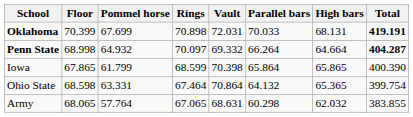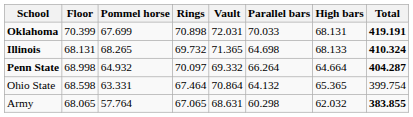+ row: (24, 49)
- row: (18, 67)
(387, 103) normal -> (387, 103) bold
